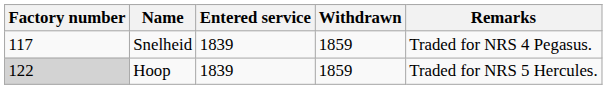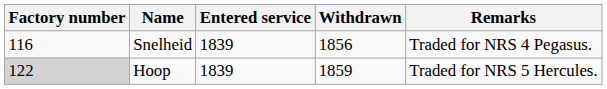(21, 44) 117 -> (21, 44) 116
(336, 44) 1859 -> (336, 44) 1856
